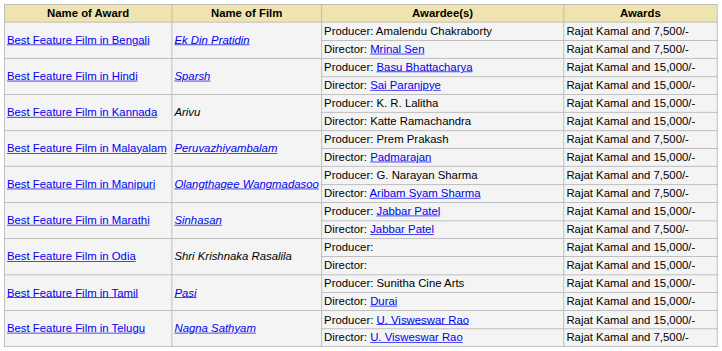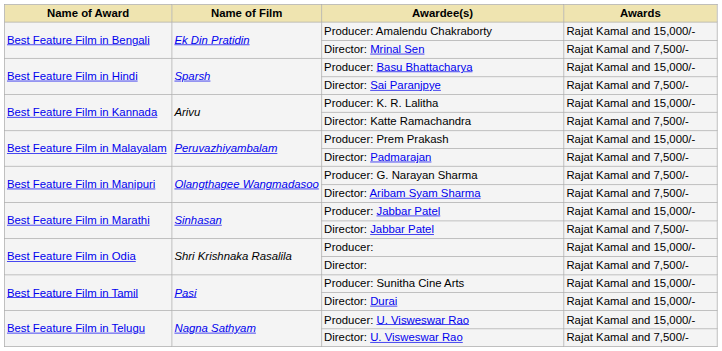(628, 31) Rajat Kamal and 7,500/- -> (631, 31) Rajat Kamal and 15,000/-
(631, 85) Rajat Kamal and 15,000/- -> (628, 85) Rajat Kamal and 7,500/-
(631, 121) Rajat Kamal and 15,000/- -> (628, 121) Rajat Kamal and 7,500/-
(628, 139) Rajat Kamal and 7,500/- -> (631, 139) Rajat Kamal and 15,000/-
(631, 157) Rajat Kamal and 15,000/- -> (628, 157) Rajat Kamal and 7,500/-
(631, 265) Rajat Kamal and 15,000/- -> (628, 265) Rajat Kamal and 7,500/-
